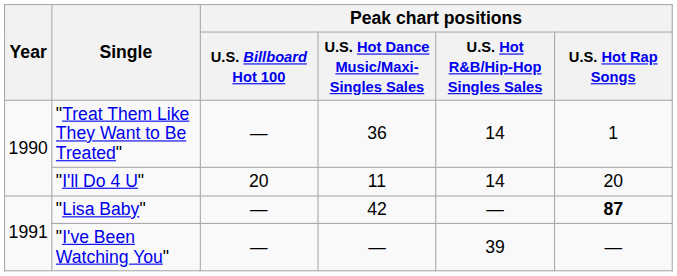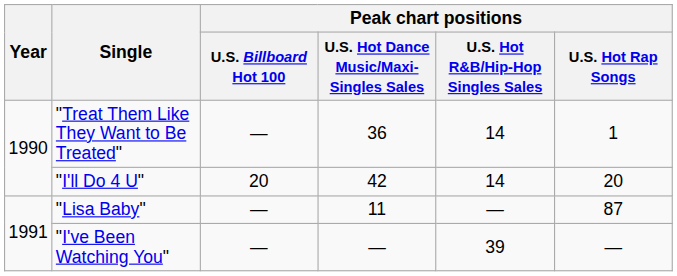(377, 181) 11 -> (377, 181) 42
(377, 209) 42 -> (377, 209) 11
(613, 209) bold -> (613, 209) normal
